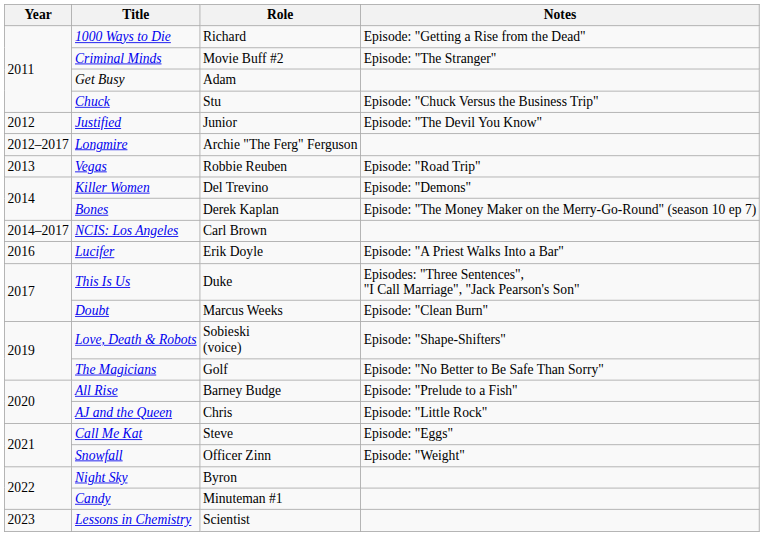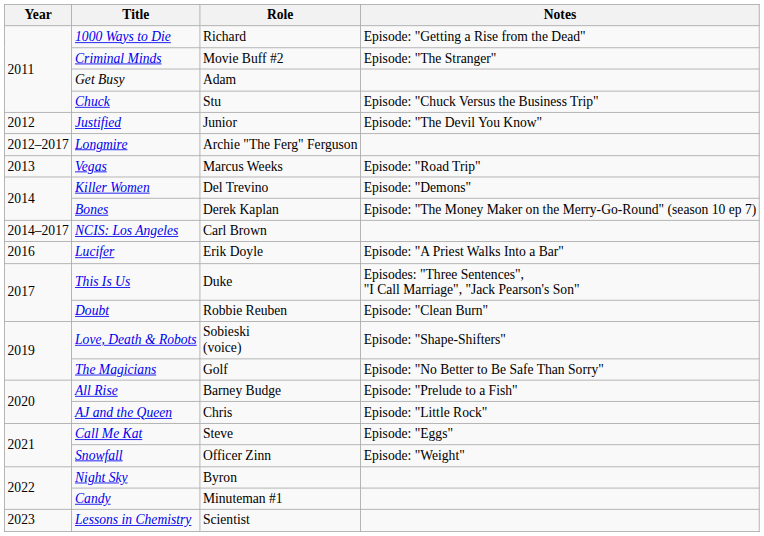(245, 166) Robbie Reuben -> (243, 166) Marcus Weeks
(243, 310) Marcus Weeks -> (245, 310) Robbie Reuben
